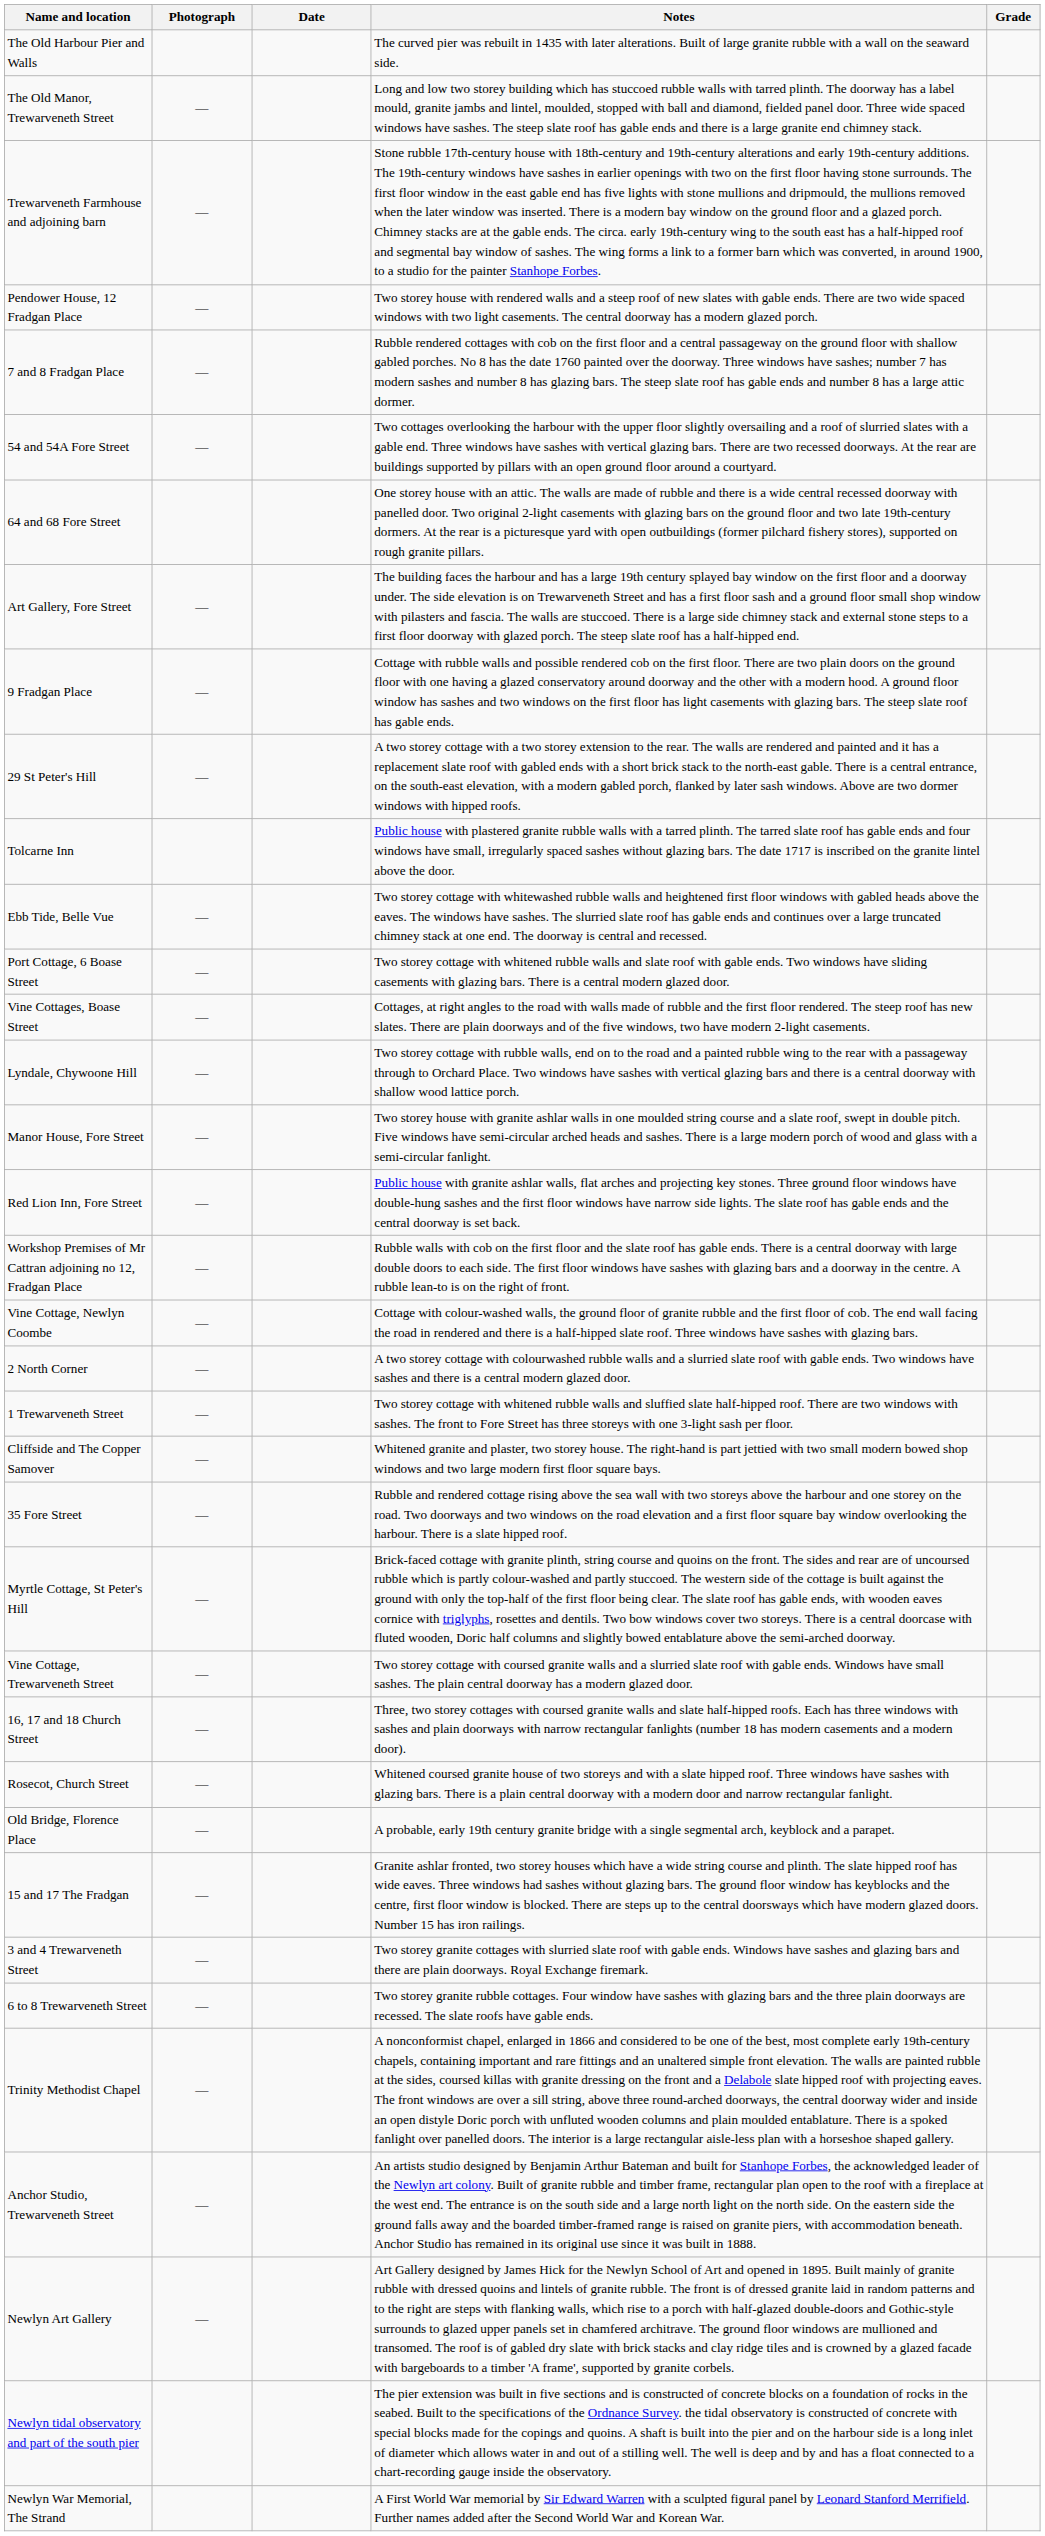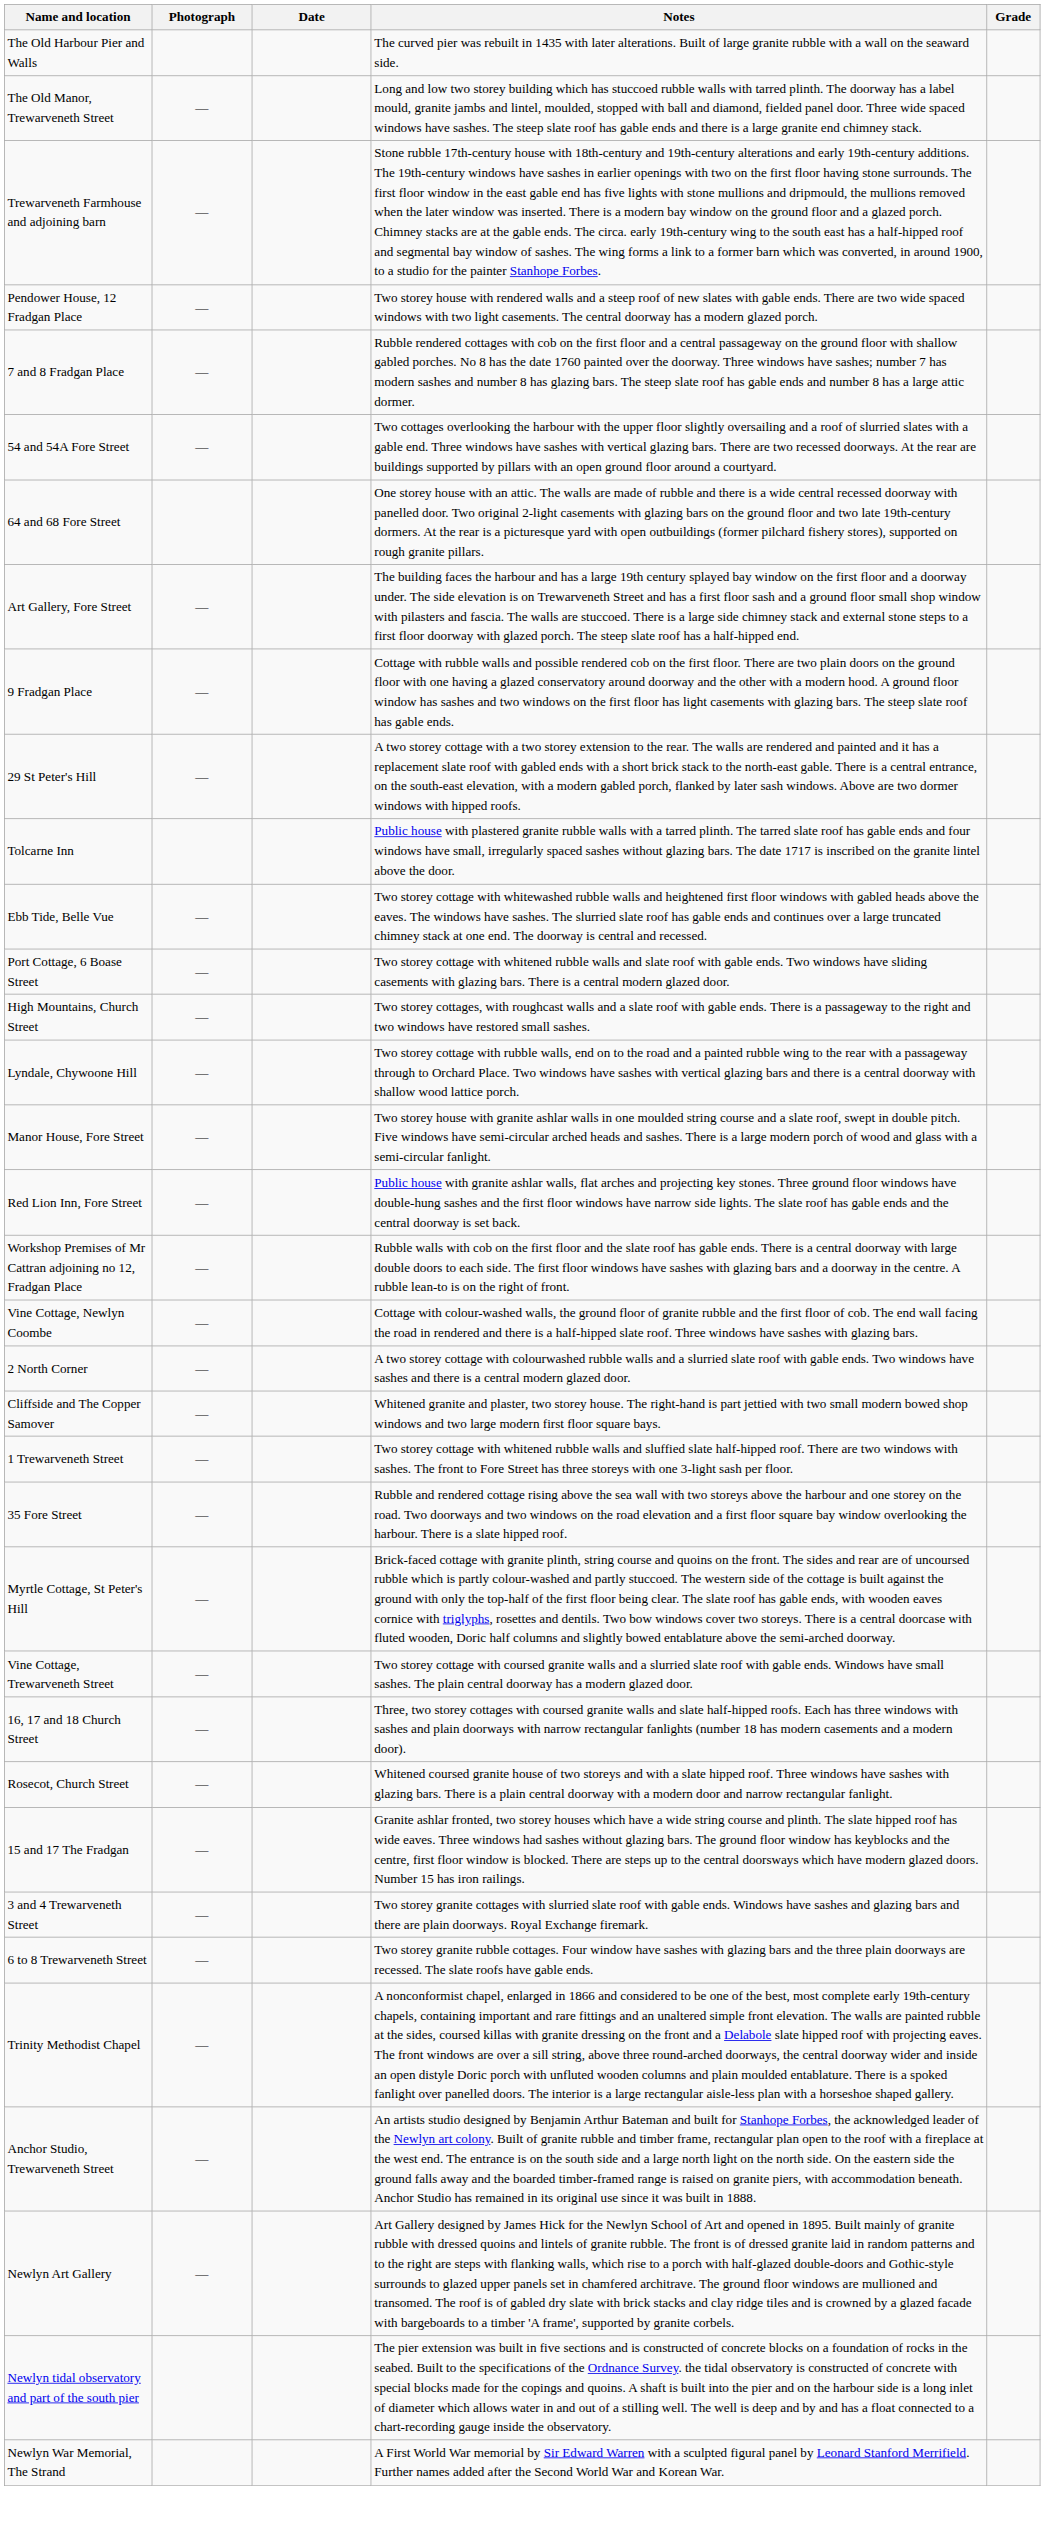- row: (64, 1017)
+ row: (73, 1017)
rows swapped: (65, 1413) <-> (74, 1459)
- row: (63, 1829)
